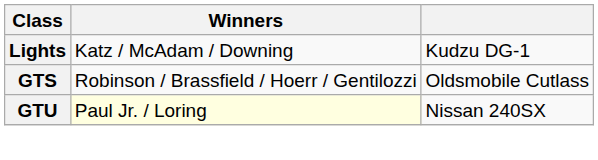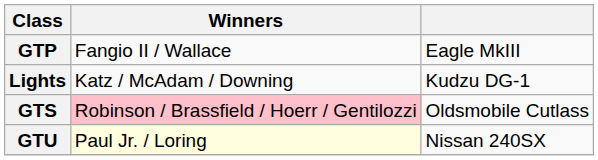+ row: (38, 50)
(246, 80) no background -> (246, 110) pink background
